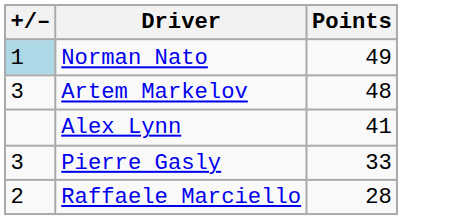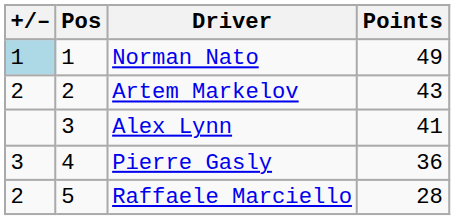+ column: (81, 23)
(17, 93) 3 -> (17, 93) 2
(379, 93) 48 -> (429, 93) 43
(379, 162) 33 -> (429, 162) 36
